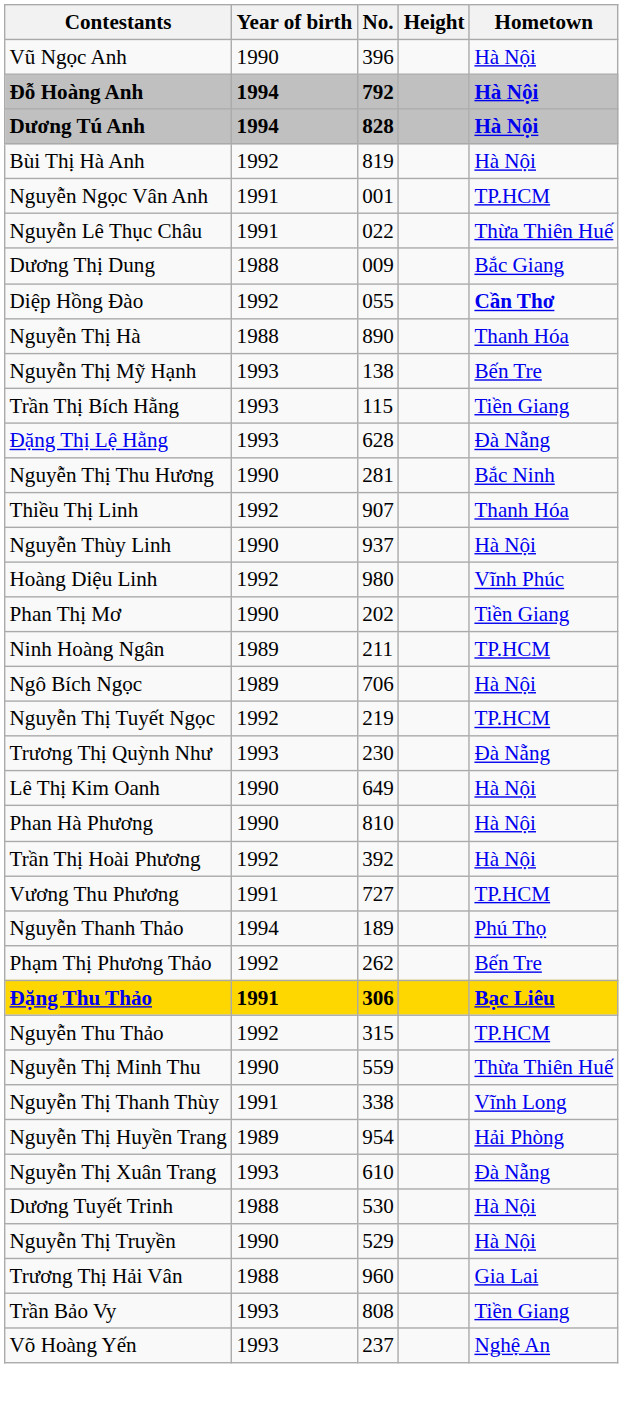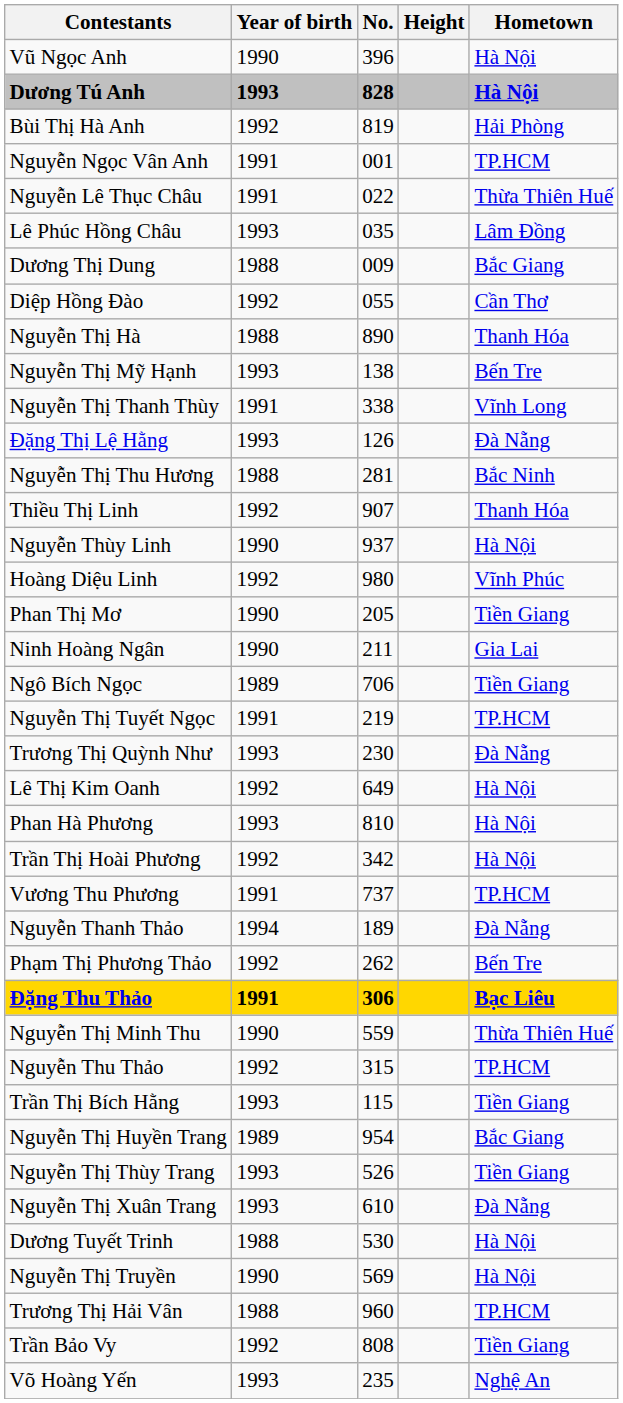- row: (76, 91)
(258, 126) 1994 -> (258, 91) 1993
(505, 161) Hà Nội -> (519, 126) Hải Phòng
+ row: (96, 231)
(514, 300) bold -> (511, 300) normal
rows swapped: (94, 405) <-> (114, 1102)
(378, 440) 628 -> (378, 440) 126
(258, 474) 1990 -> (258, 474) 1988
(378, 614) 202 -> (378, 614) 205
(258, 649) 1989 -> (258, 649) 1990
(512, 649) TP.HCM -> (506, 649) Gia Lai
(505, 684) Hà Nội -> (522, 684) Tiền Giang
(258, 718) 1992 -> (258, 718) 1991
(258, 788) 1990 -> (258, 788) 1992
(258, 823) 1990 -> (258, 823) 1993
(378, 858) 392 -> (378, 858) 342
(378, 893) 727 -> (378, 893) 737
(510, 927) Phú Thọ -> (512, 927) Đà Nẵng
rows swapped: (87, 1032) <-> (105, 1067)
(519, 1136) Hải Phòng -> (519, 1136) Bắc Giang
+ row: (112, 1171)
(378, 1241) 529 -> (378, 1276) 569
(506, 1276) Gia Lai -> (512, 1311) TP.HCM
(258, 1311) 1993 -> (258, 1345) 1992
(378, 1345) 237 -> (378, 1380) 235
